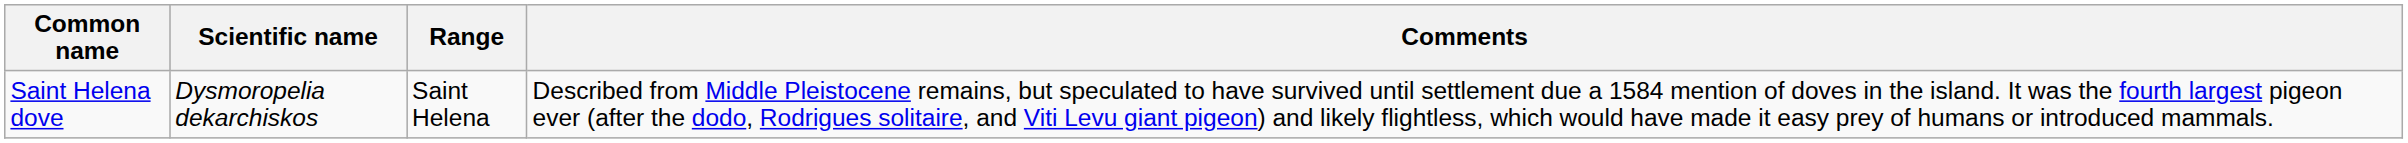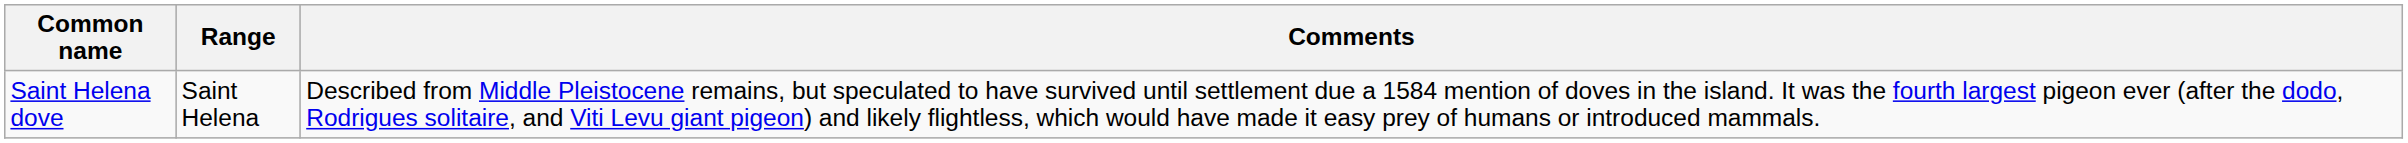- column: (288, 37)
